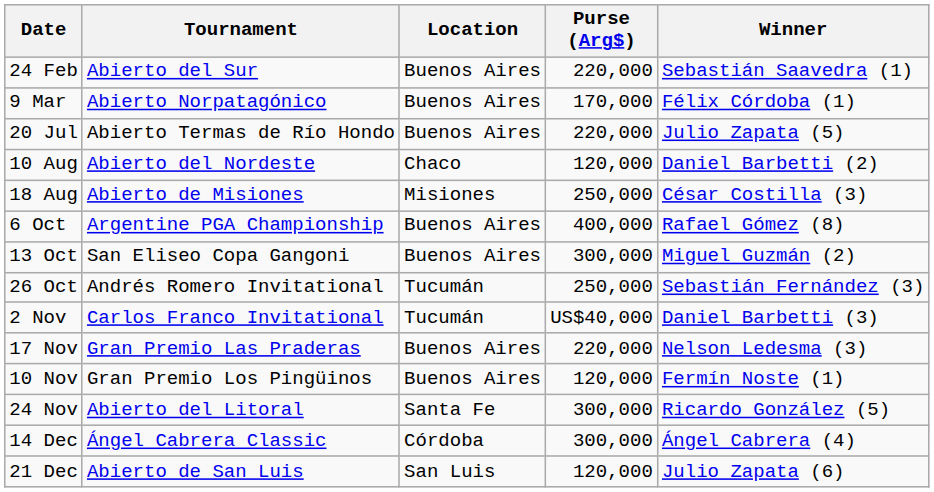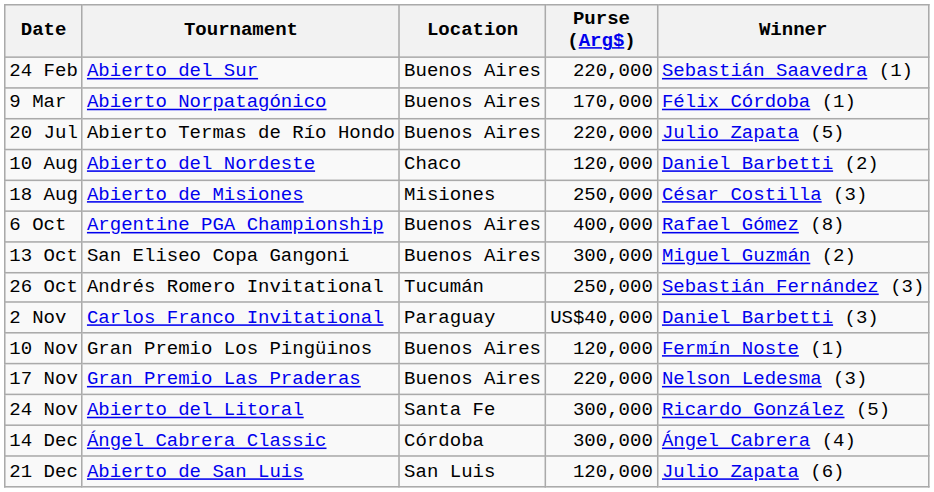(444, 318) Tucumán -> (450, 318) Paraguay
rows swapped: (44, 380) <-> (44, 349)
